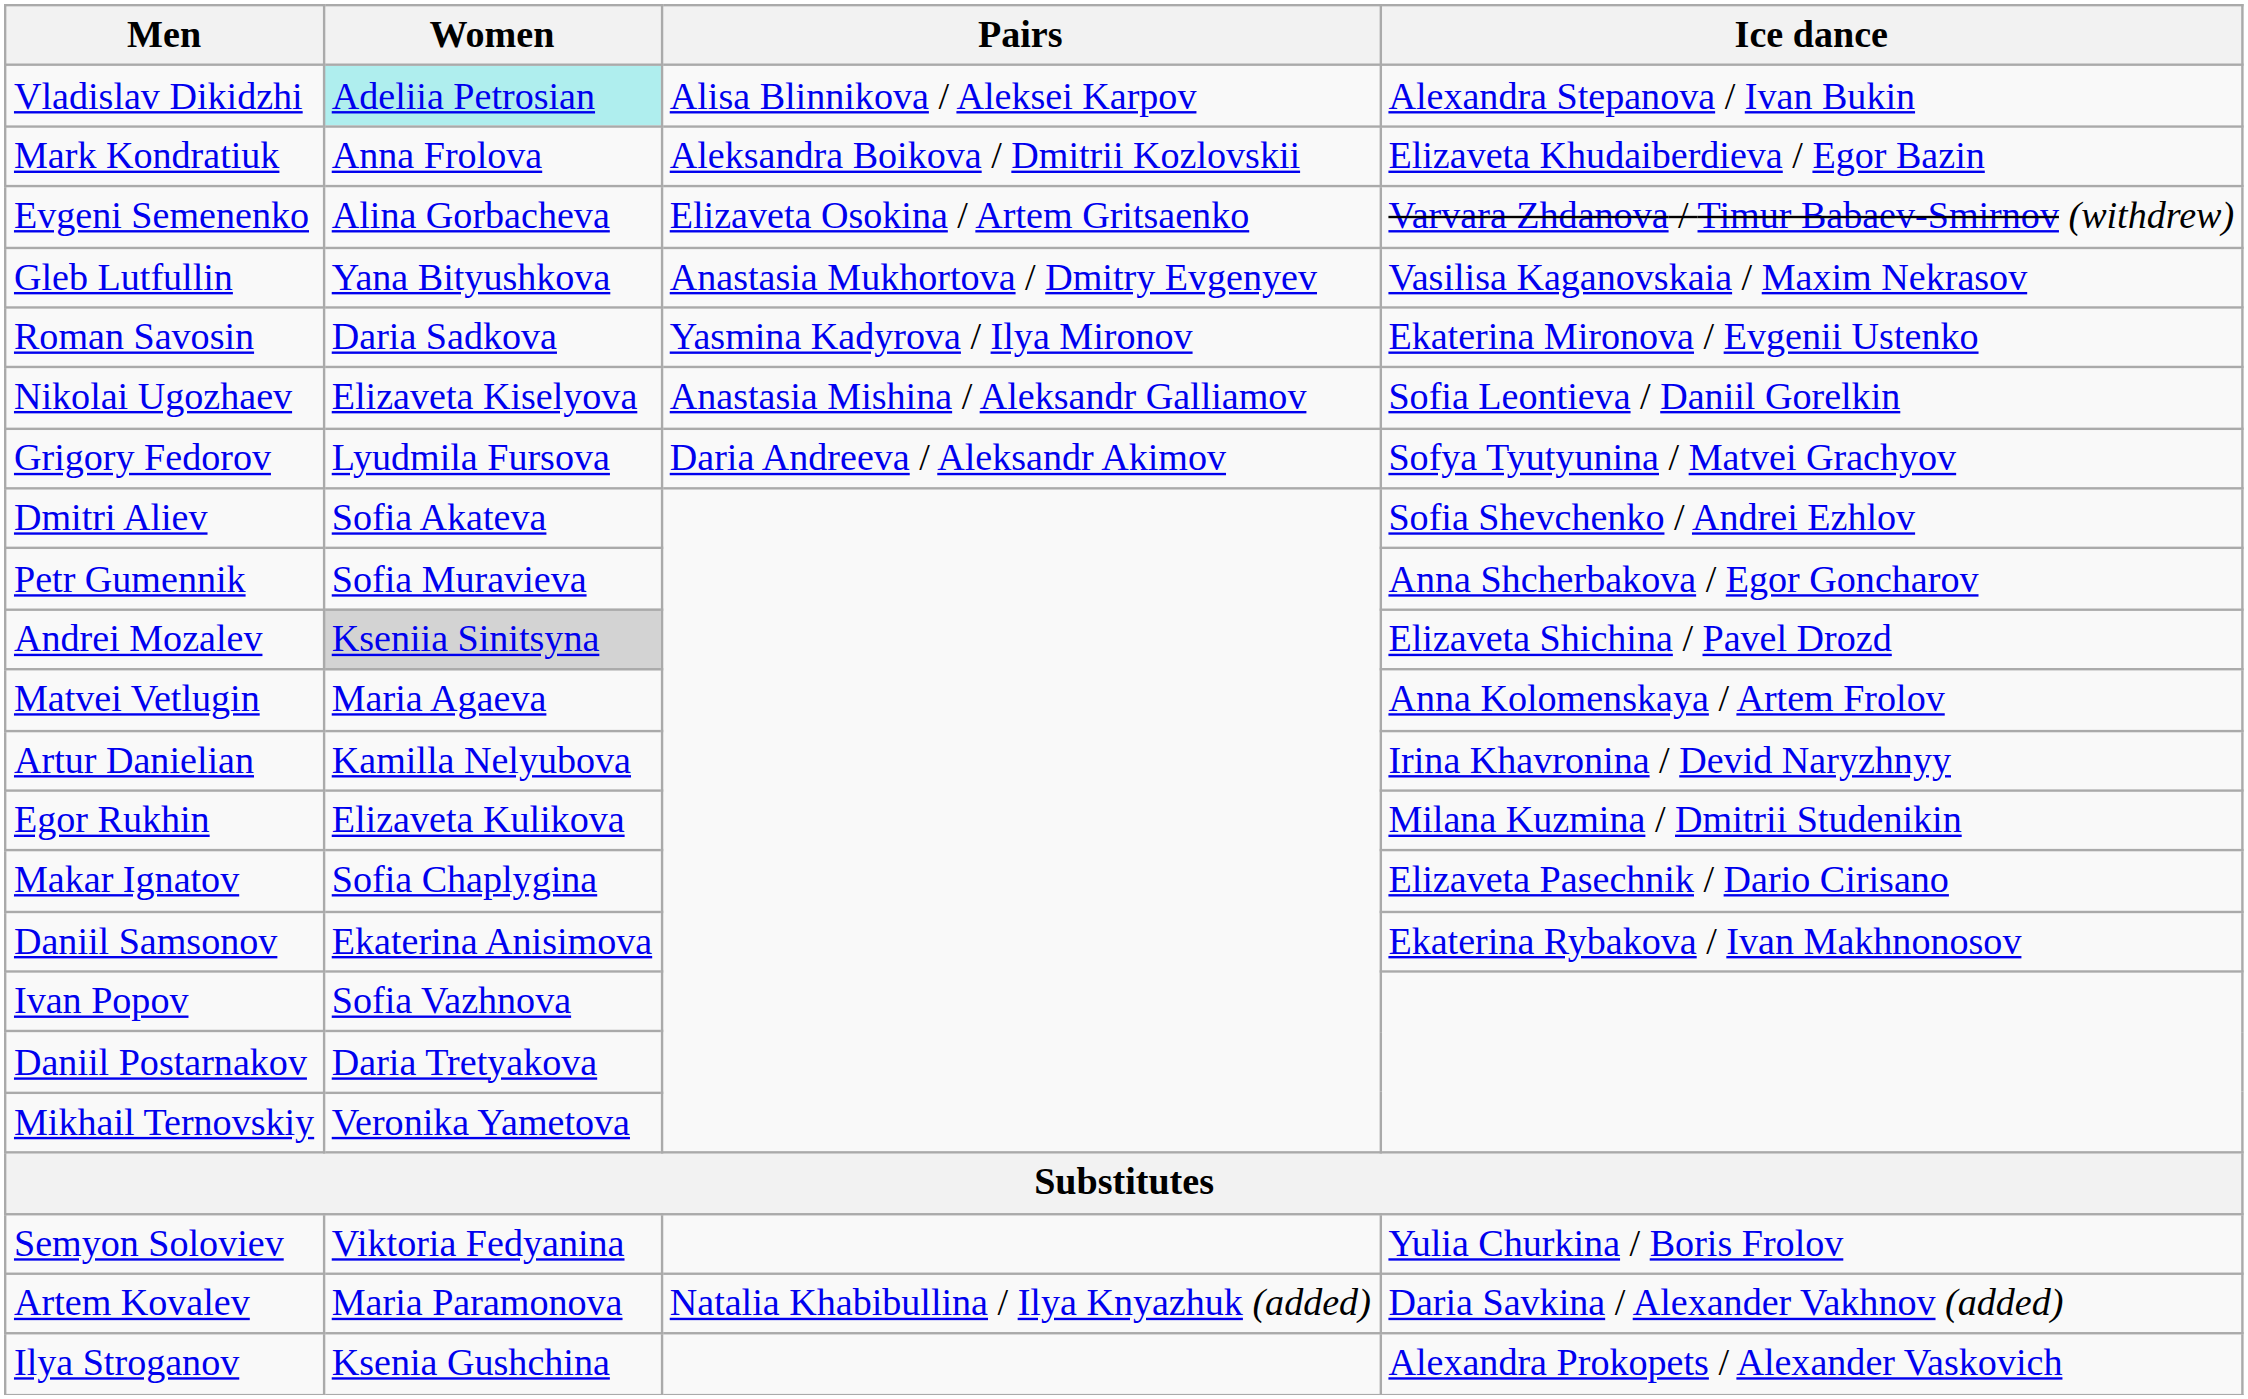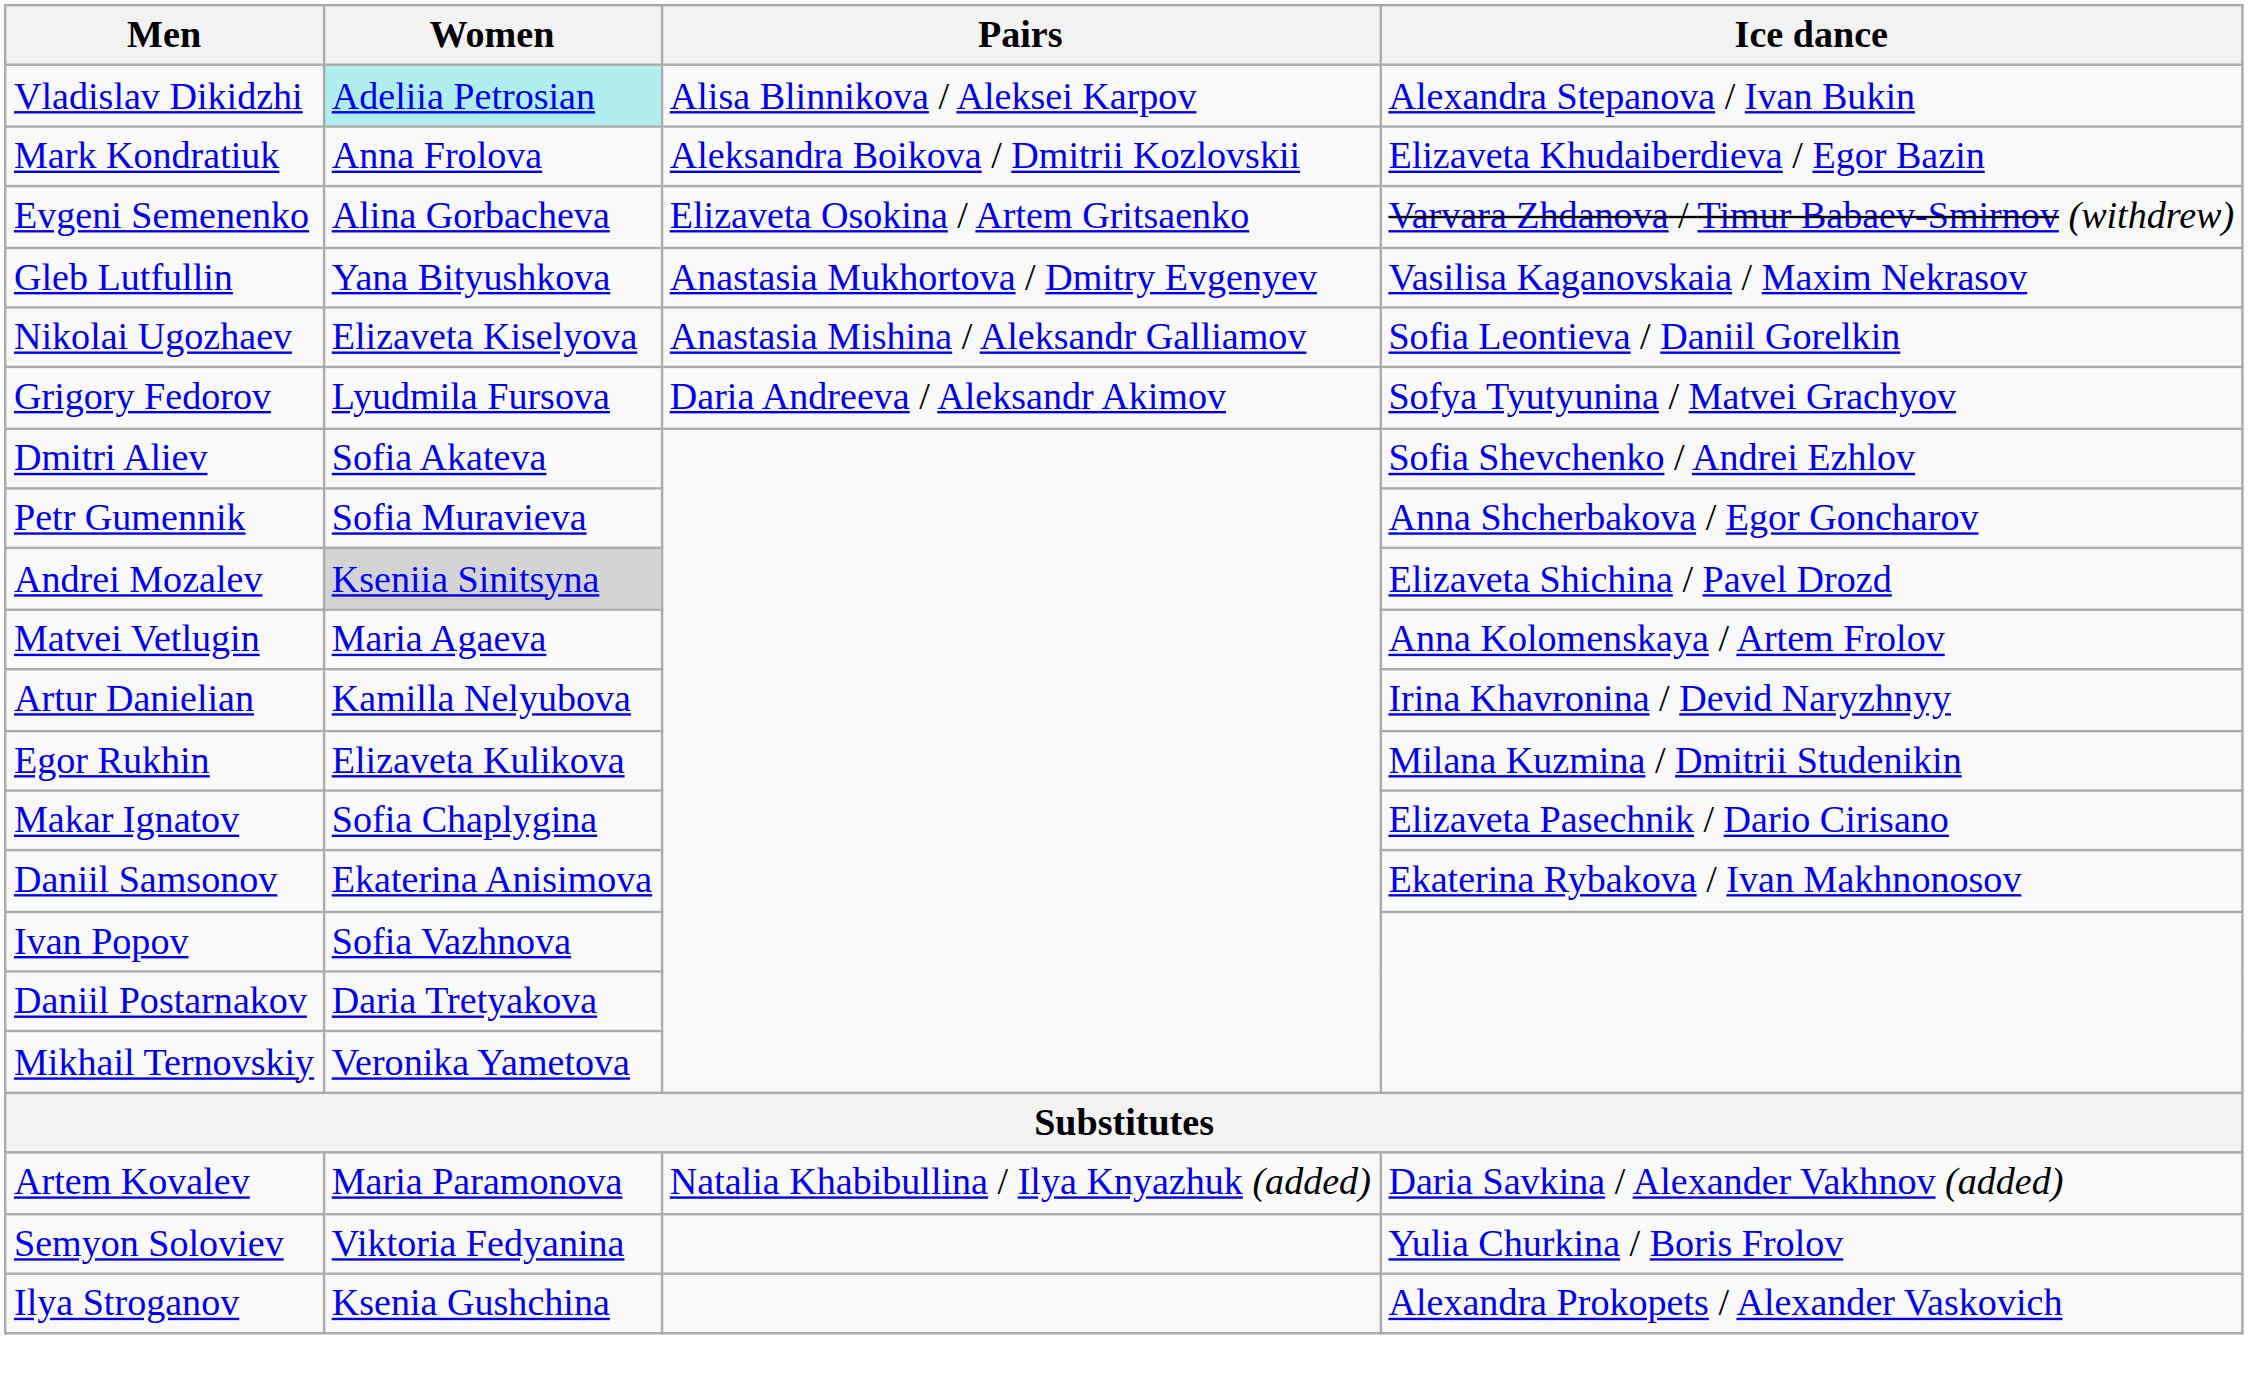- row: (134, 336)
rows swapped: (132, 1302) <-> (149, 1242)
